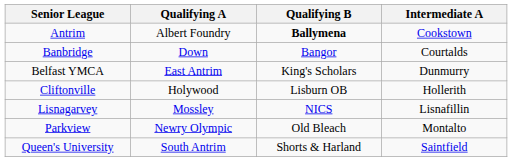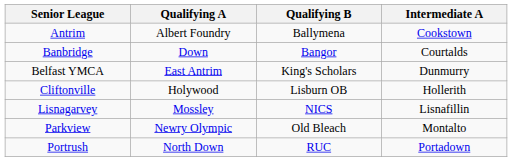(319, 33) bold -> (319, 33) normal
+ row: (68, 147)
- row: (68, 147)
